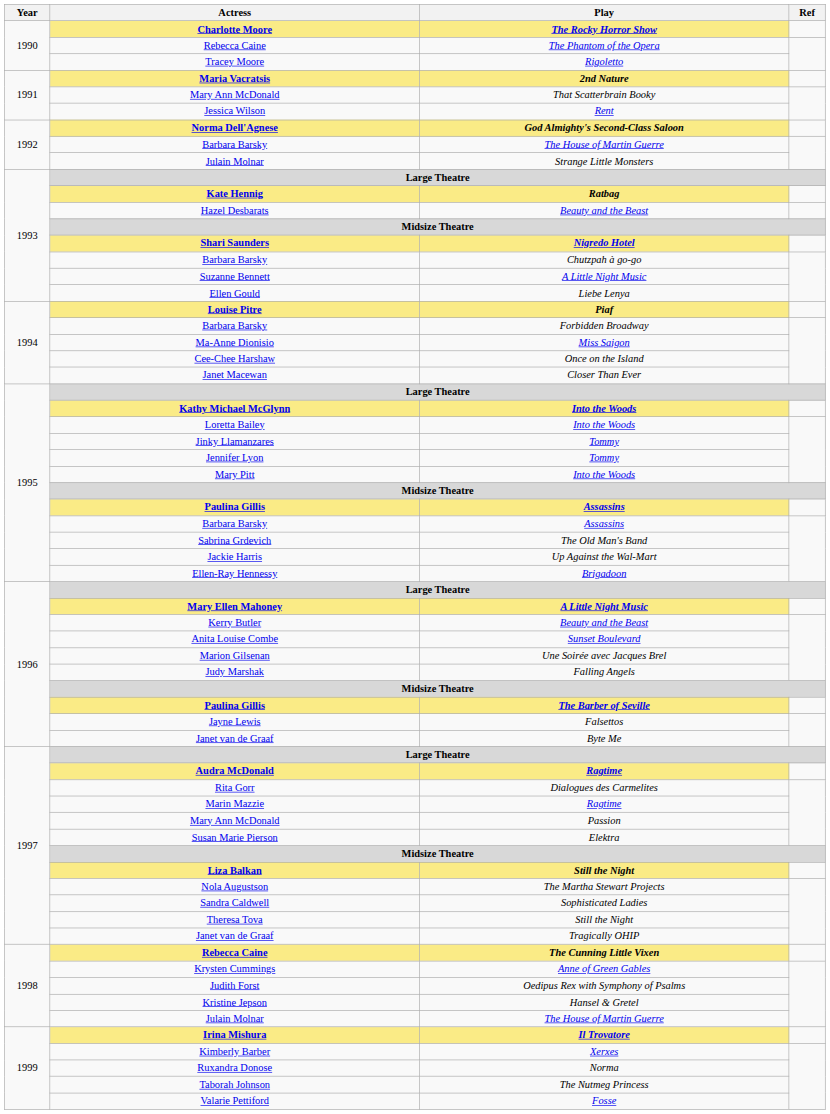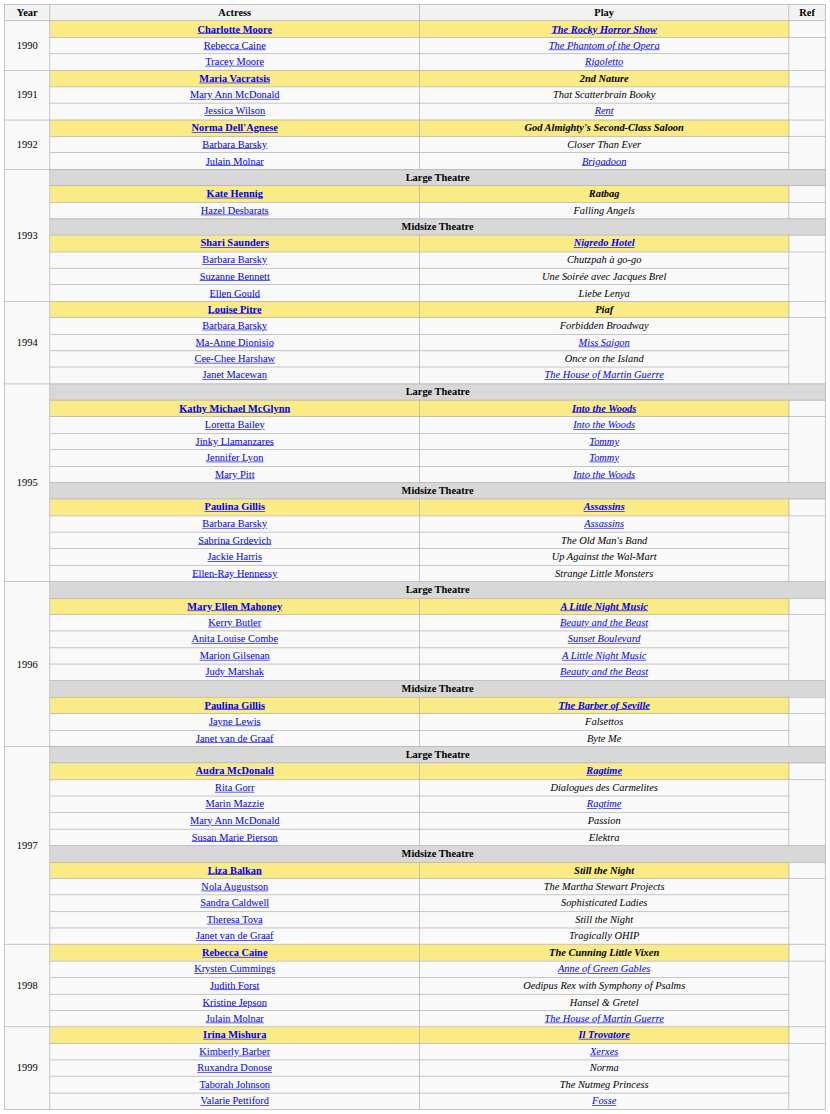(604, 144) The House of Martin Guerre -> (604, 144) Closer Than Ever
(604, 161) Strange Little Monsters -> (604, 161) Brigadoon
(604, 210) Beauty and the Beast -> (604, 210) Falling Angels
(604, 276) A Little Night Music -> (604, 276) Une Soirée avec Jacques Brel
(604, 375) Closer Than Ever -> (604, 375) The House of Martin Guerre
(604, 573) Brigadoon -> (604, 573) Strange Little Monsters
(604, 656) Une Soirée avec Jacques Brel -> (604, 656) A Little Night Music
(604, 672) Falling Angels -> (604, 672) Beauty and the Beast
